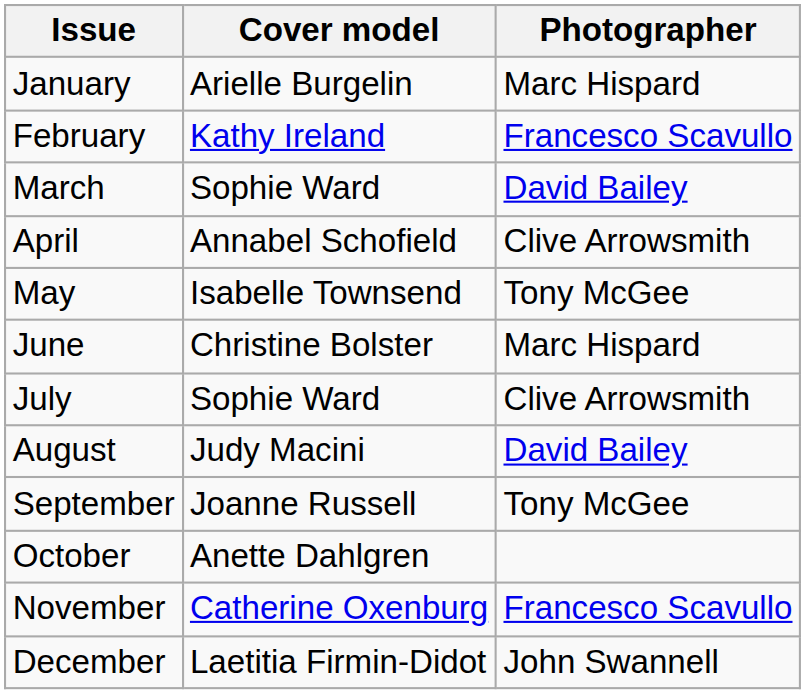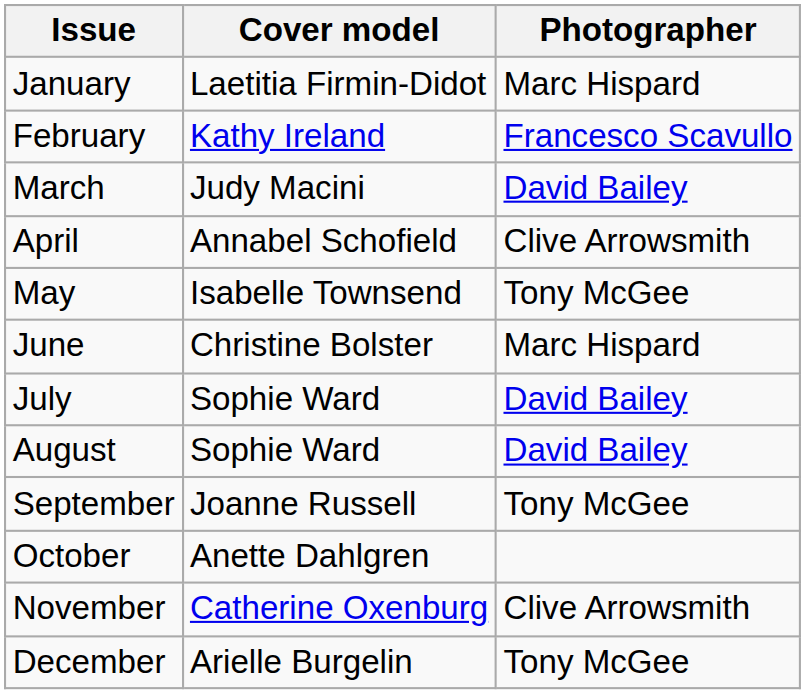(301, 83) Arielle Burgelin -> (338, 83) Laetitia Firmin-Didot
(285, 188) Sophie Ward -> (277, 188) Judy Macini
(627, 398) Clive Arrowsmith -> (596, 398) David Bailey
(277, 450) Judy Macini -> (285, 450) Sophie Ward
(648, 608) Francesco Scavullo -> (627, 608) Clive Arrowsmith
(338, 661) Laetitia Firmin-Didot -> (301, 661) Arielle Burgelin
(611, 661) John Swannell -> (596, 661) Tony McGee
